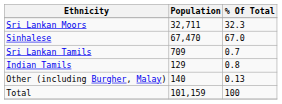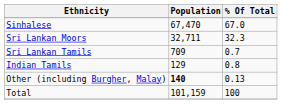rows swapped: (29, 38) <-> (46, 25)
(178, 79) normal -> (178, 79) bold
